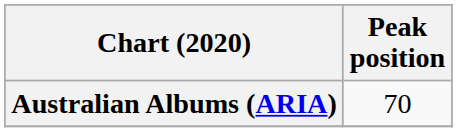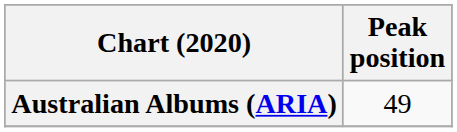(398, 103) 70 -> (398, 103) 49
